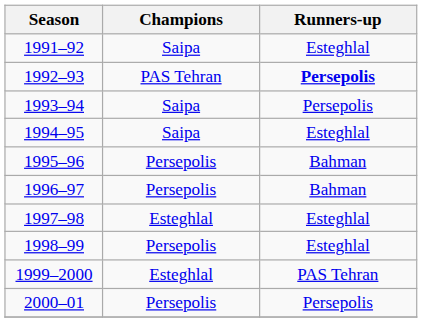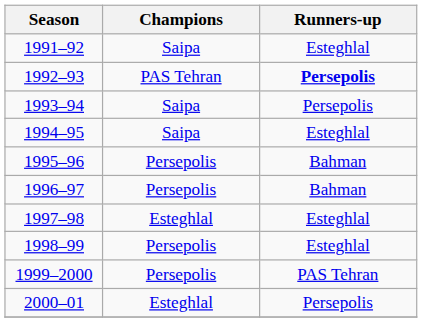(181, 274) Esteghlal -> (181, 274) Persepolis
(181, 302) Persepolis -> (181, 302) Esteghlal
